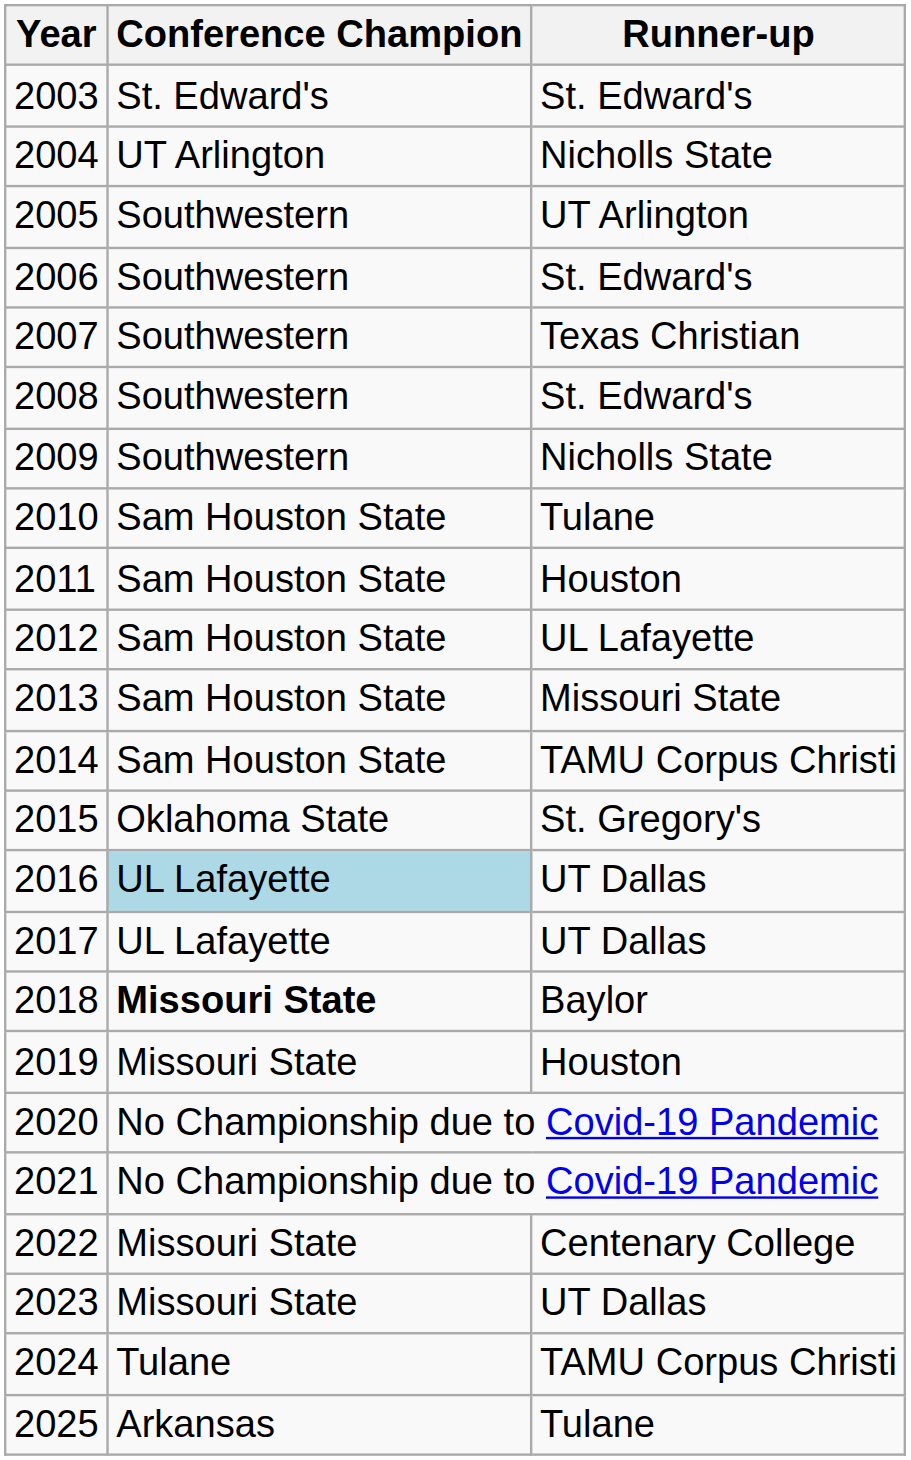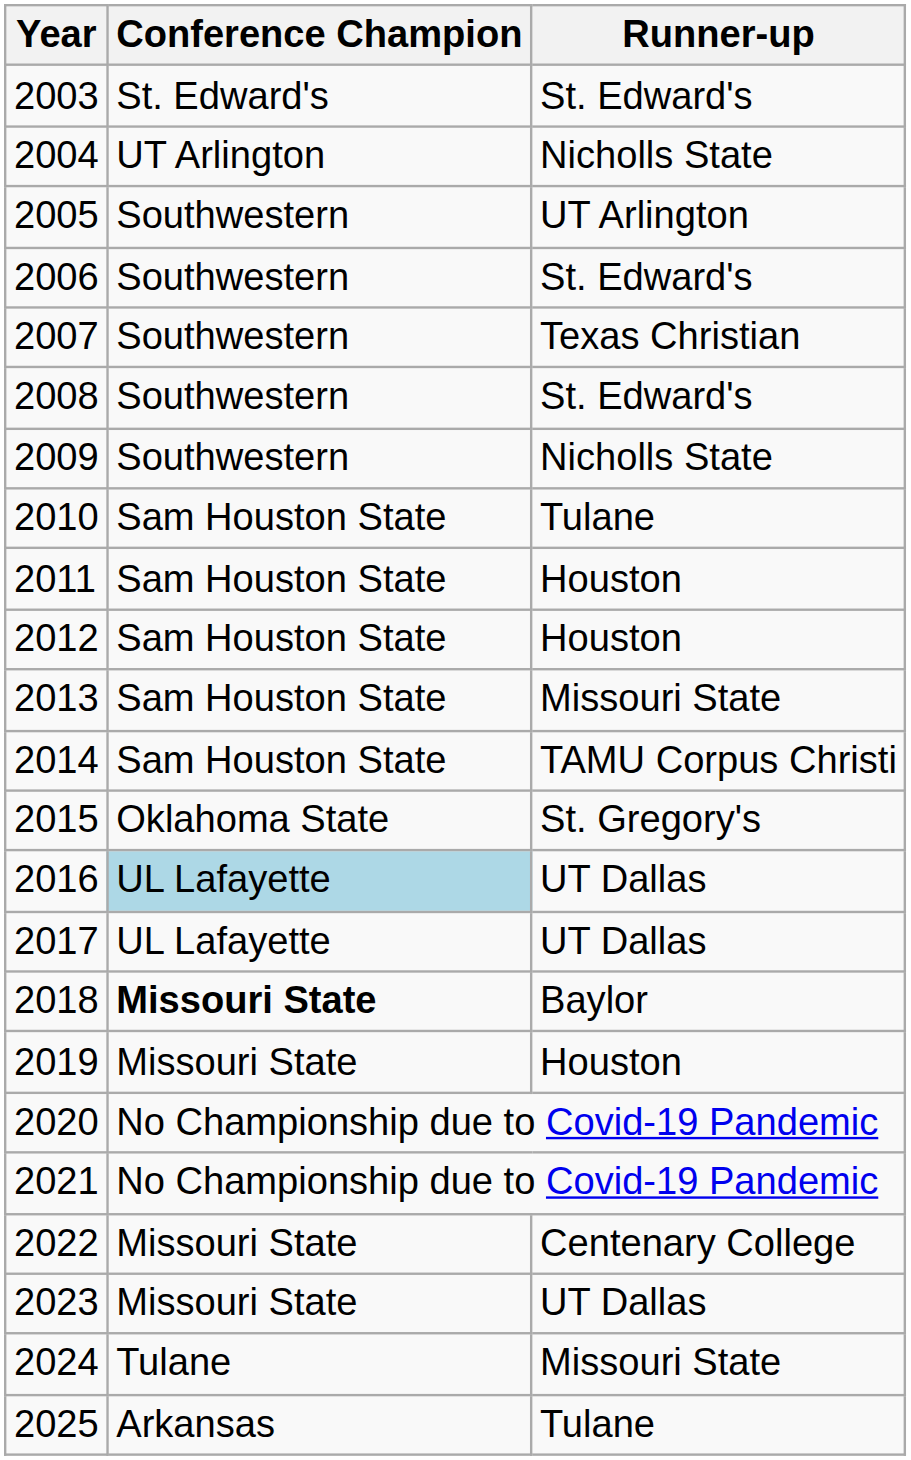(647, 638) UL Lafayette -> (611, 638) Houston
(718, 1363) TAMU Corpus Christi -> (661, 1363) Missouri State
